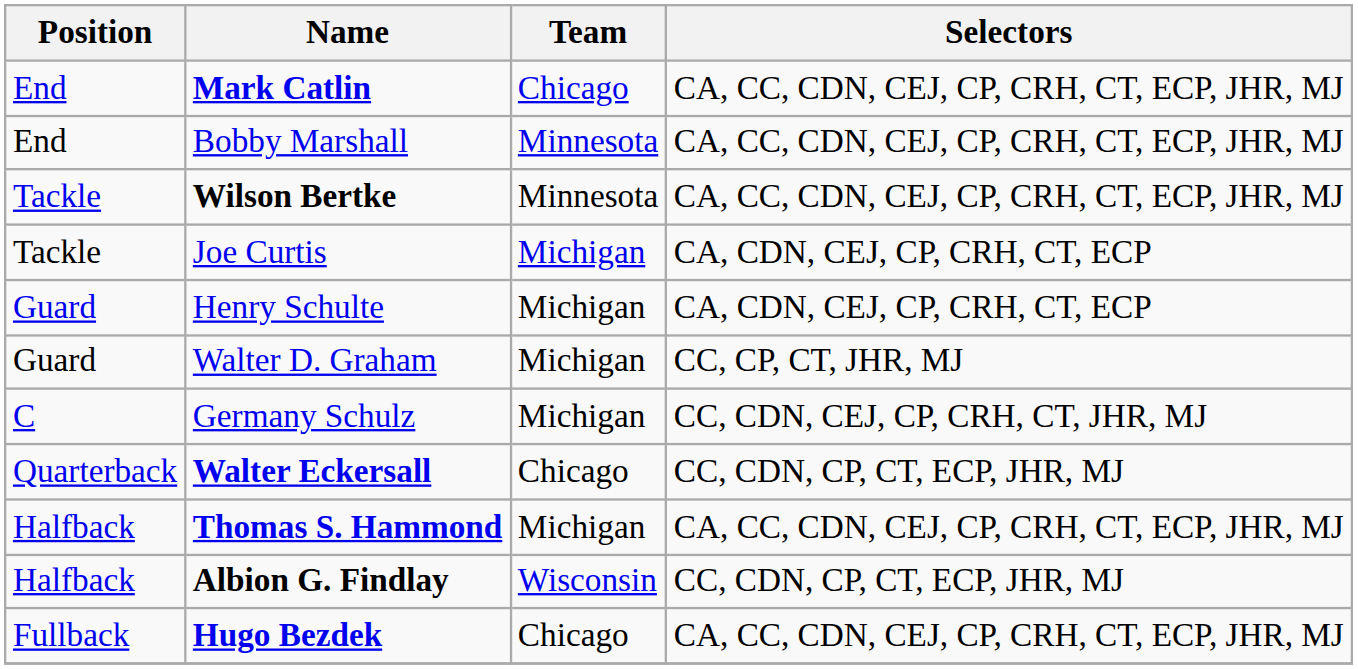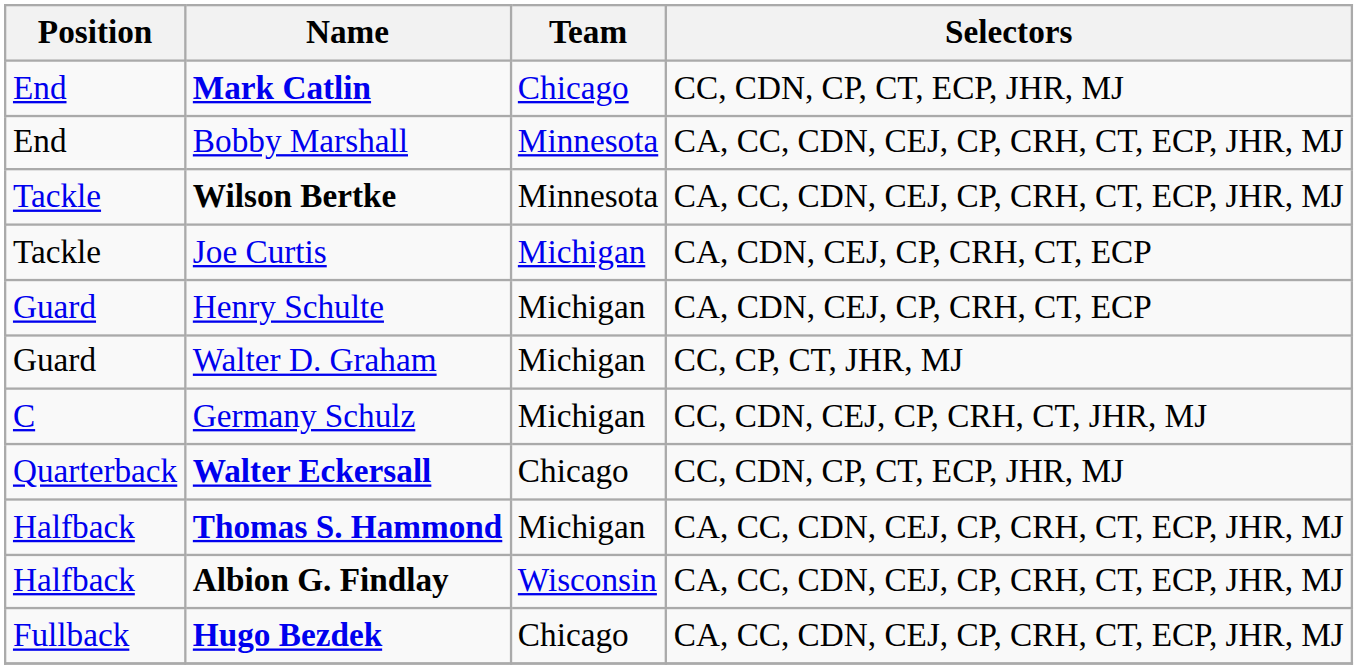(1009, 87) CA, CC, CDN, CEJ, CP, CRH, CT, ECP, JHR, MJ -> (899, 87) CC, CDN, CP, CT, ECP, JHR, MJ
(899, 580) CC, CDN, CP, CT, ECP, JHR, MJ -> (1009, 580) CA, CC, CDN, CEJ, CP, CRH, CT, ECP, JHR, MJ
